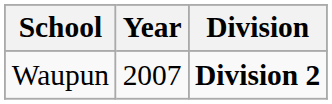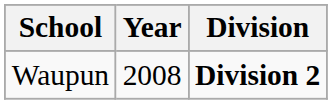(152, 74) 2007 -> (152, 74) 2008
